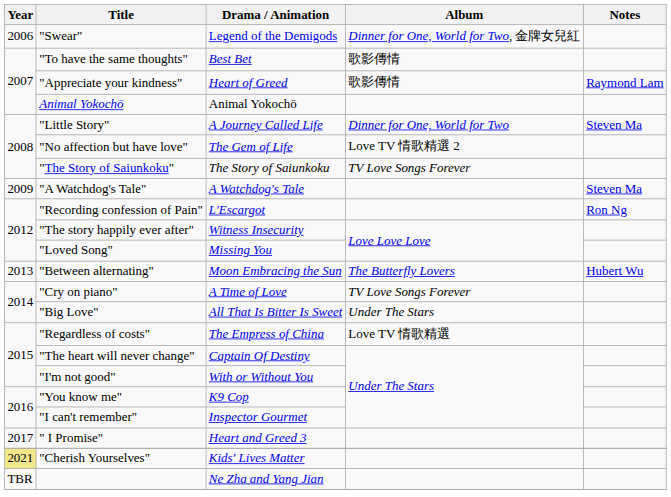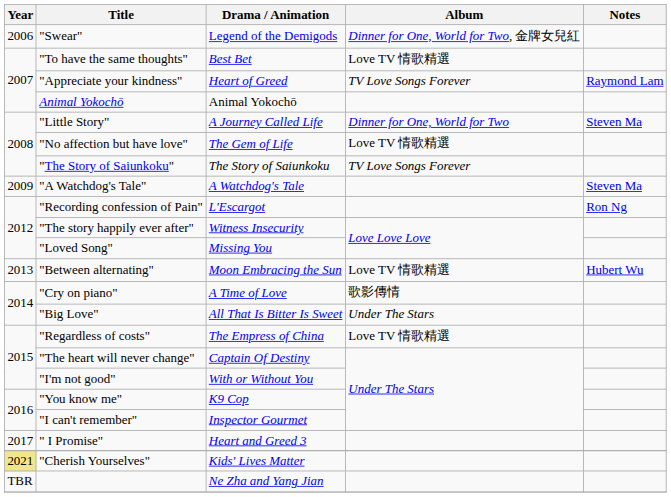(374, 59) 歌影傳情 -> (399, 59) Love TV 情歌精選
(374, 82) 歌影傳情 -> (409, 81) TV Love Songs Forever
(404, 146) Love TV 情歌精選 2 -> (399, 143) Love TV 情歌精選
(402, 271) The Butterfly Lovers -> (399, 269) Love TV 情歌精選
(409, 291) TV Love Songs Forever -> (374, 292) 歌影傳情
